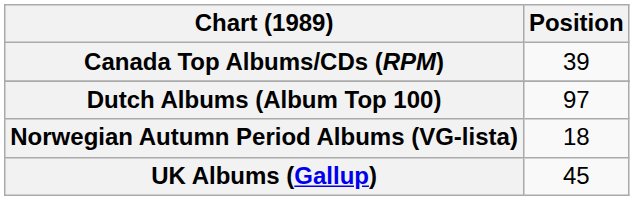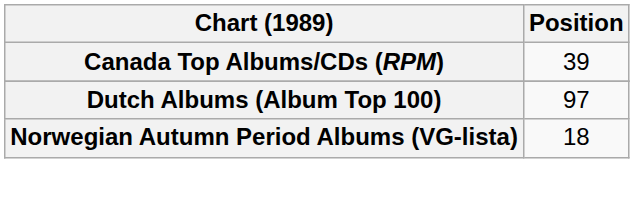- row: (264, 175)
